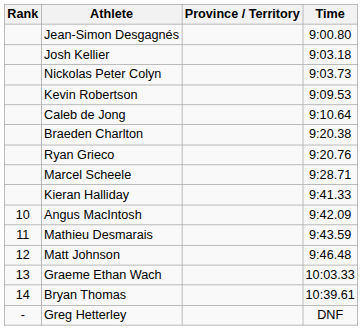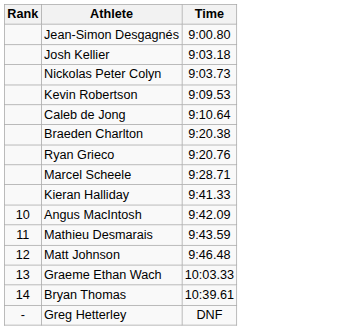- column: (242, 14)
